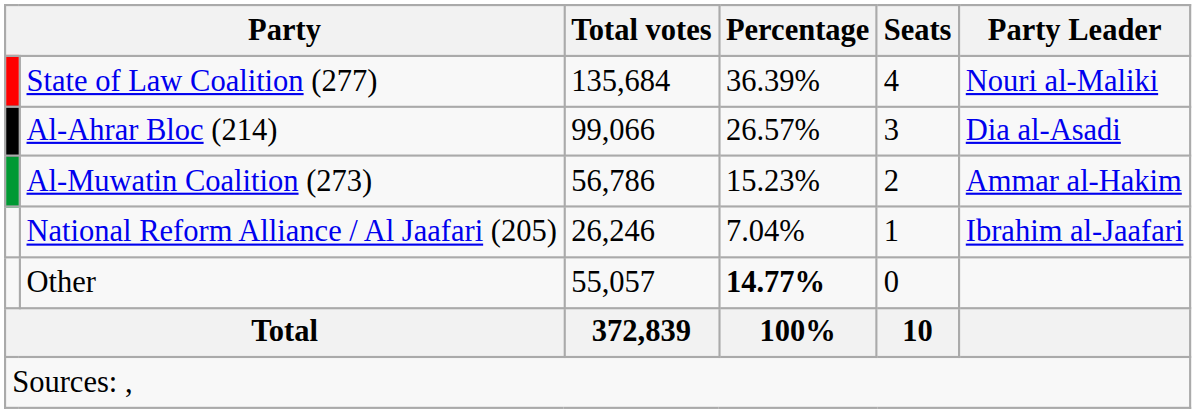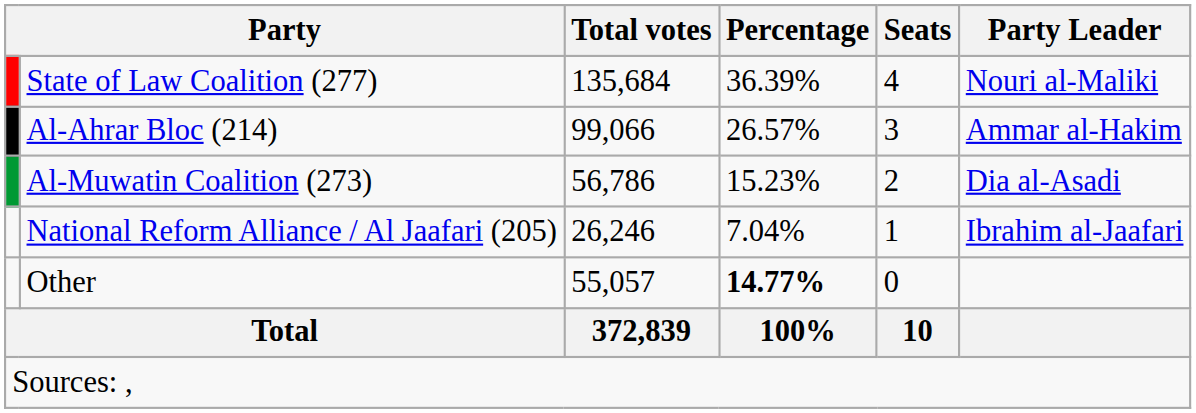(1043, 130) Dia al-Asadi -> (1074, 130) Ammar al-Hakim
(1074, 181) Ammar al-Hakim -> (1043, 181) Dia al-Asadi
